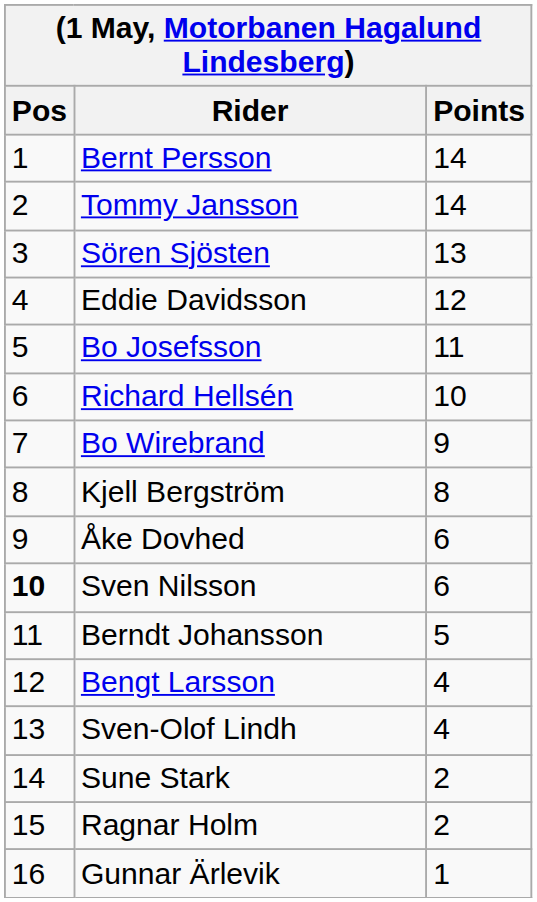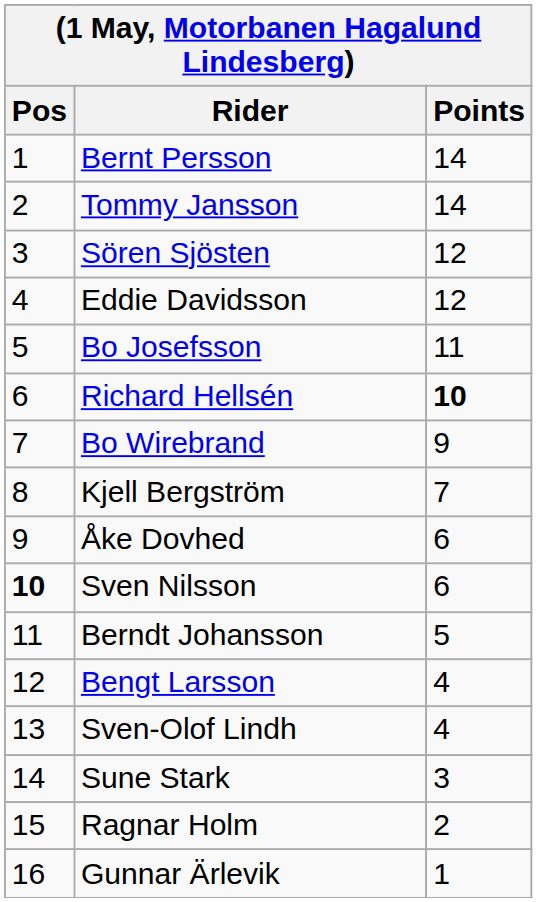(450, 253) 13 -> (450, 253) 12
(450, 396) normal -> (450, 396) bold
(442, 491) 8 -> (442, 491) 7
(442, 777) 2 -> (442, 777) 3
